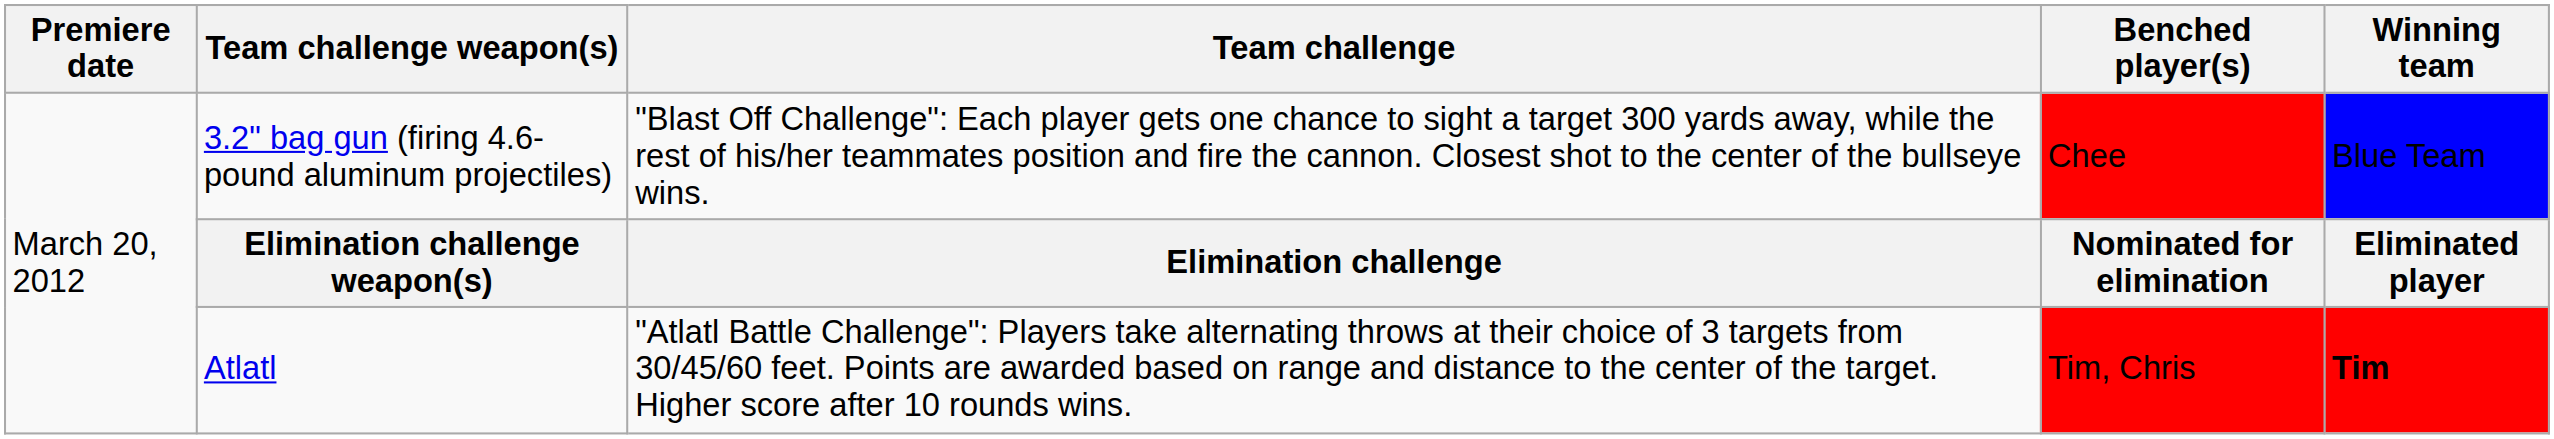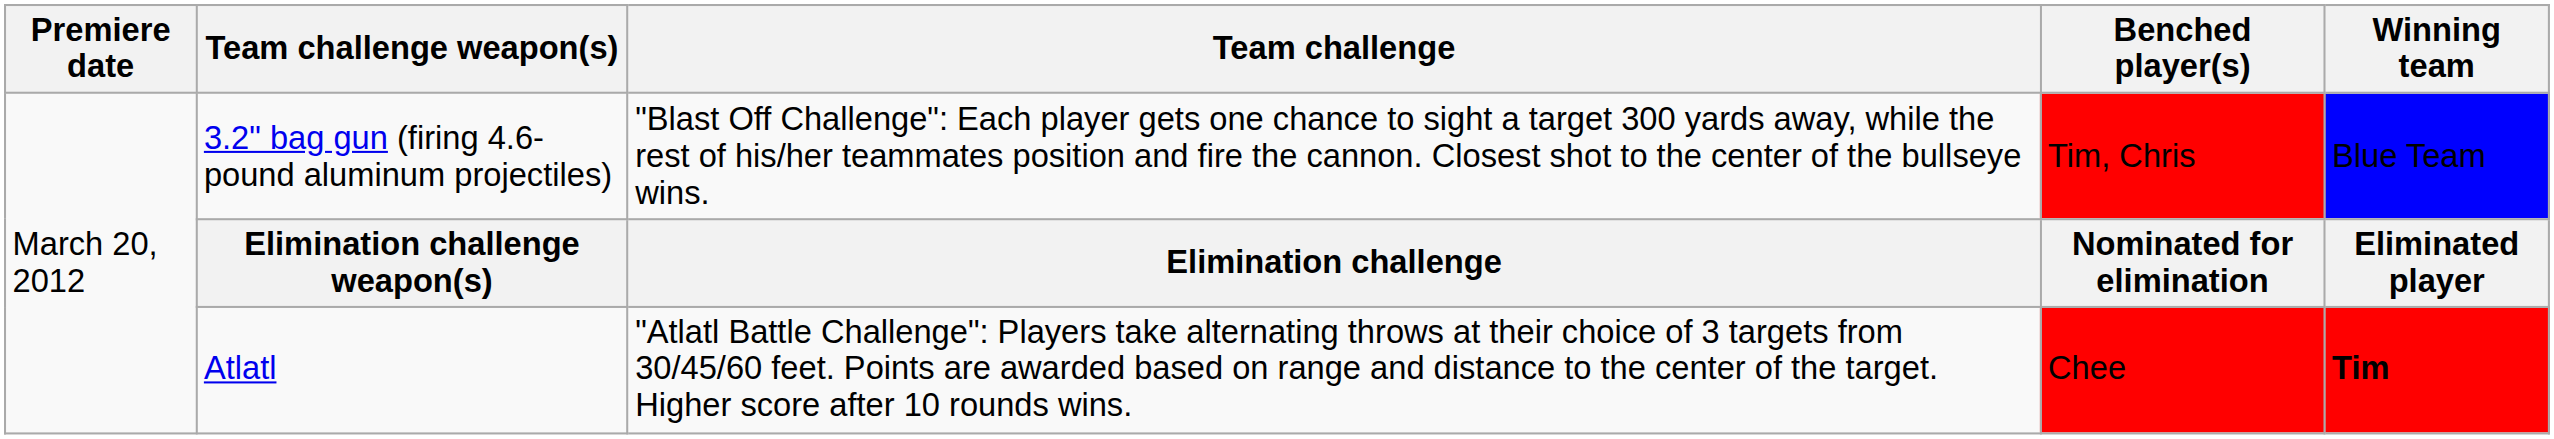(2087, 155) Chee -> (2122, 155) Tim, Chris
(2122, 369) Tim, Chris -> (2087, 369) Chee
